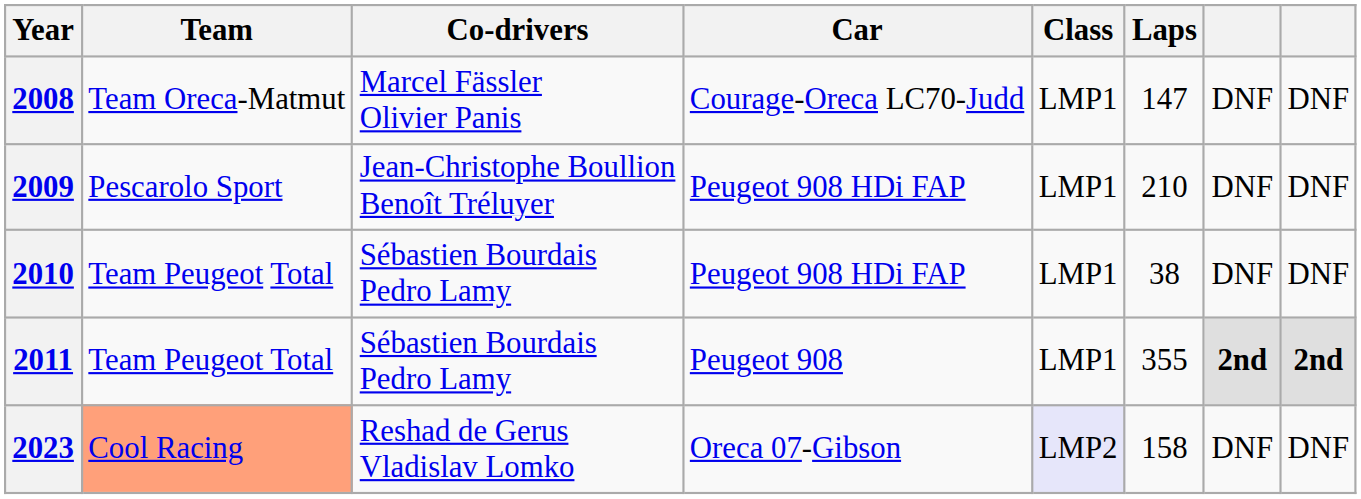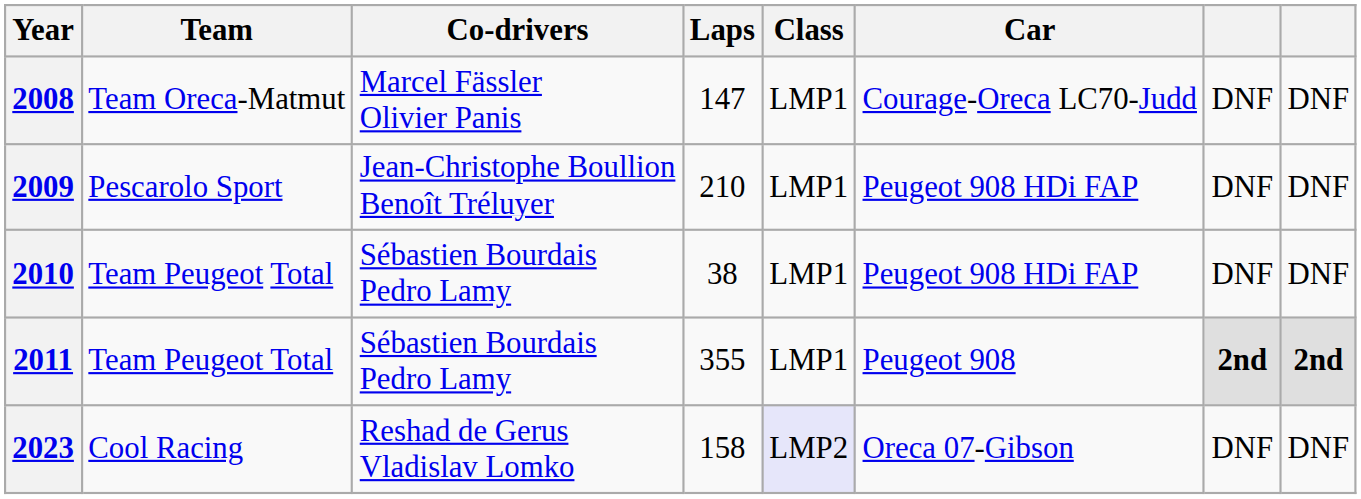columns swapped: (857, 30) <-> (1164, 30)
(166, 448) lightsalmon background -> (166, 448) no background
